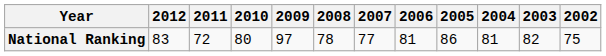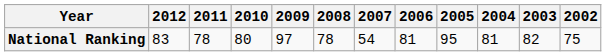(202, 40) 72 -> (202, 40) 78
(366, 40) 77 -> (366, 40) 54
(449, 40) 86 -> (449, 40) 95
